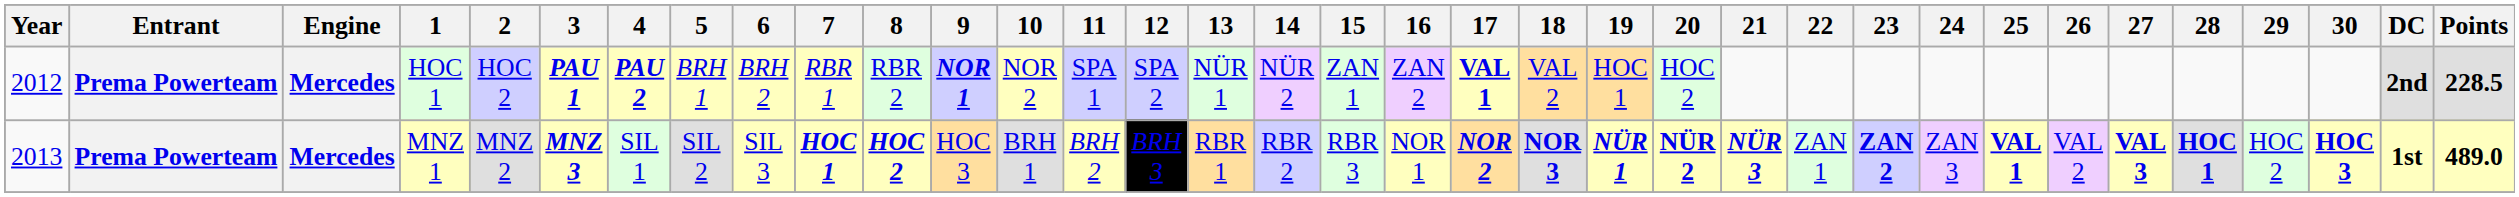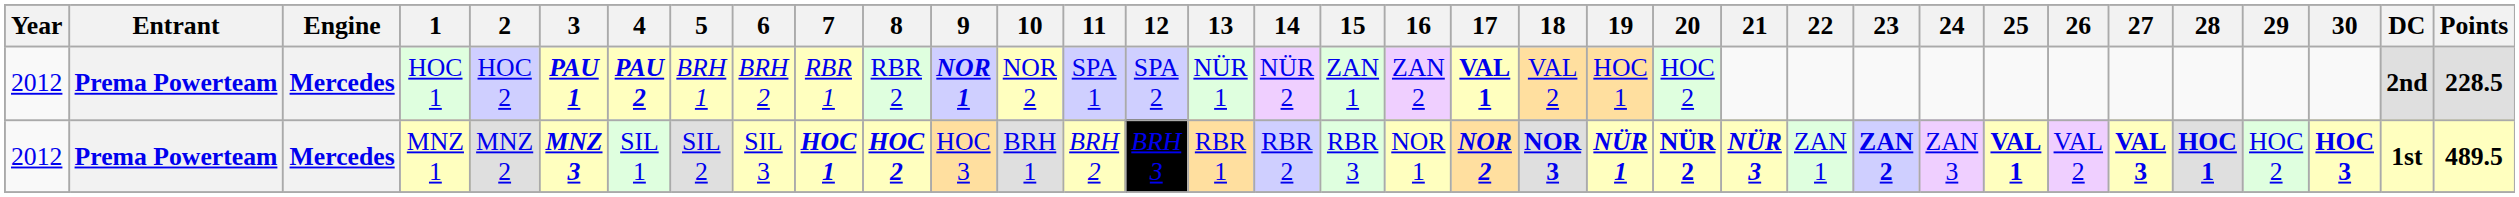(37, 155) 2013 -> (37, 155) 2012
(2474, 155) 489.0 -> (2474, 155) 489.5
